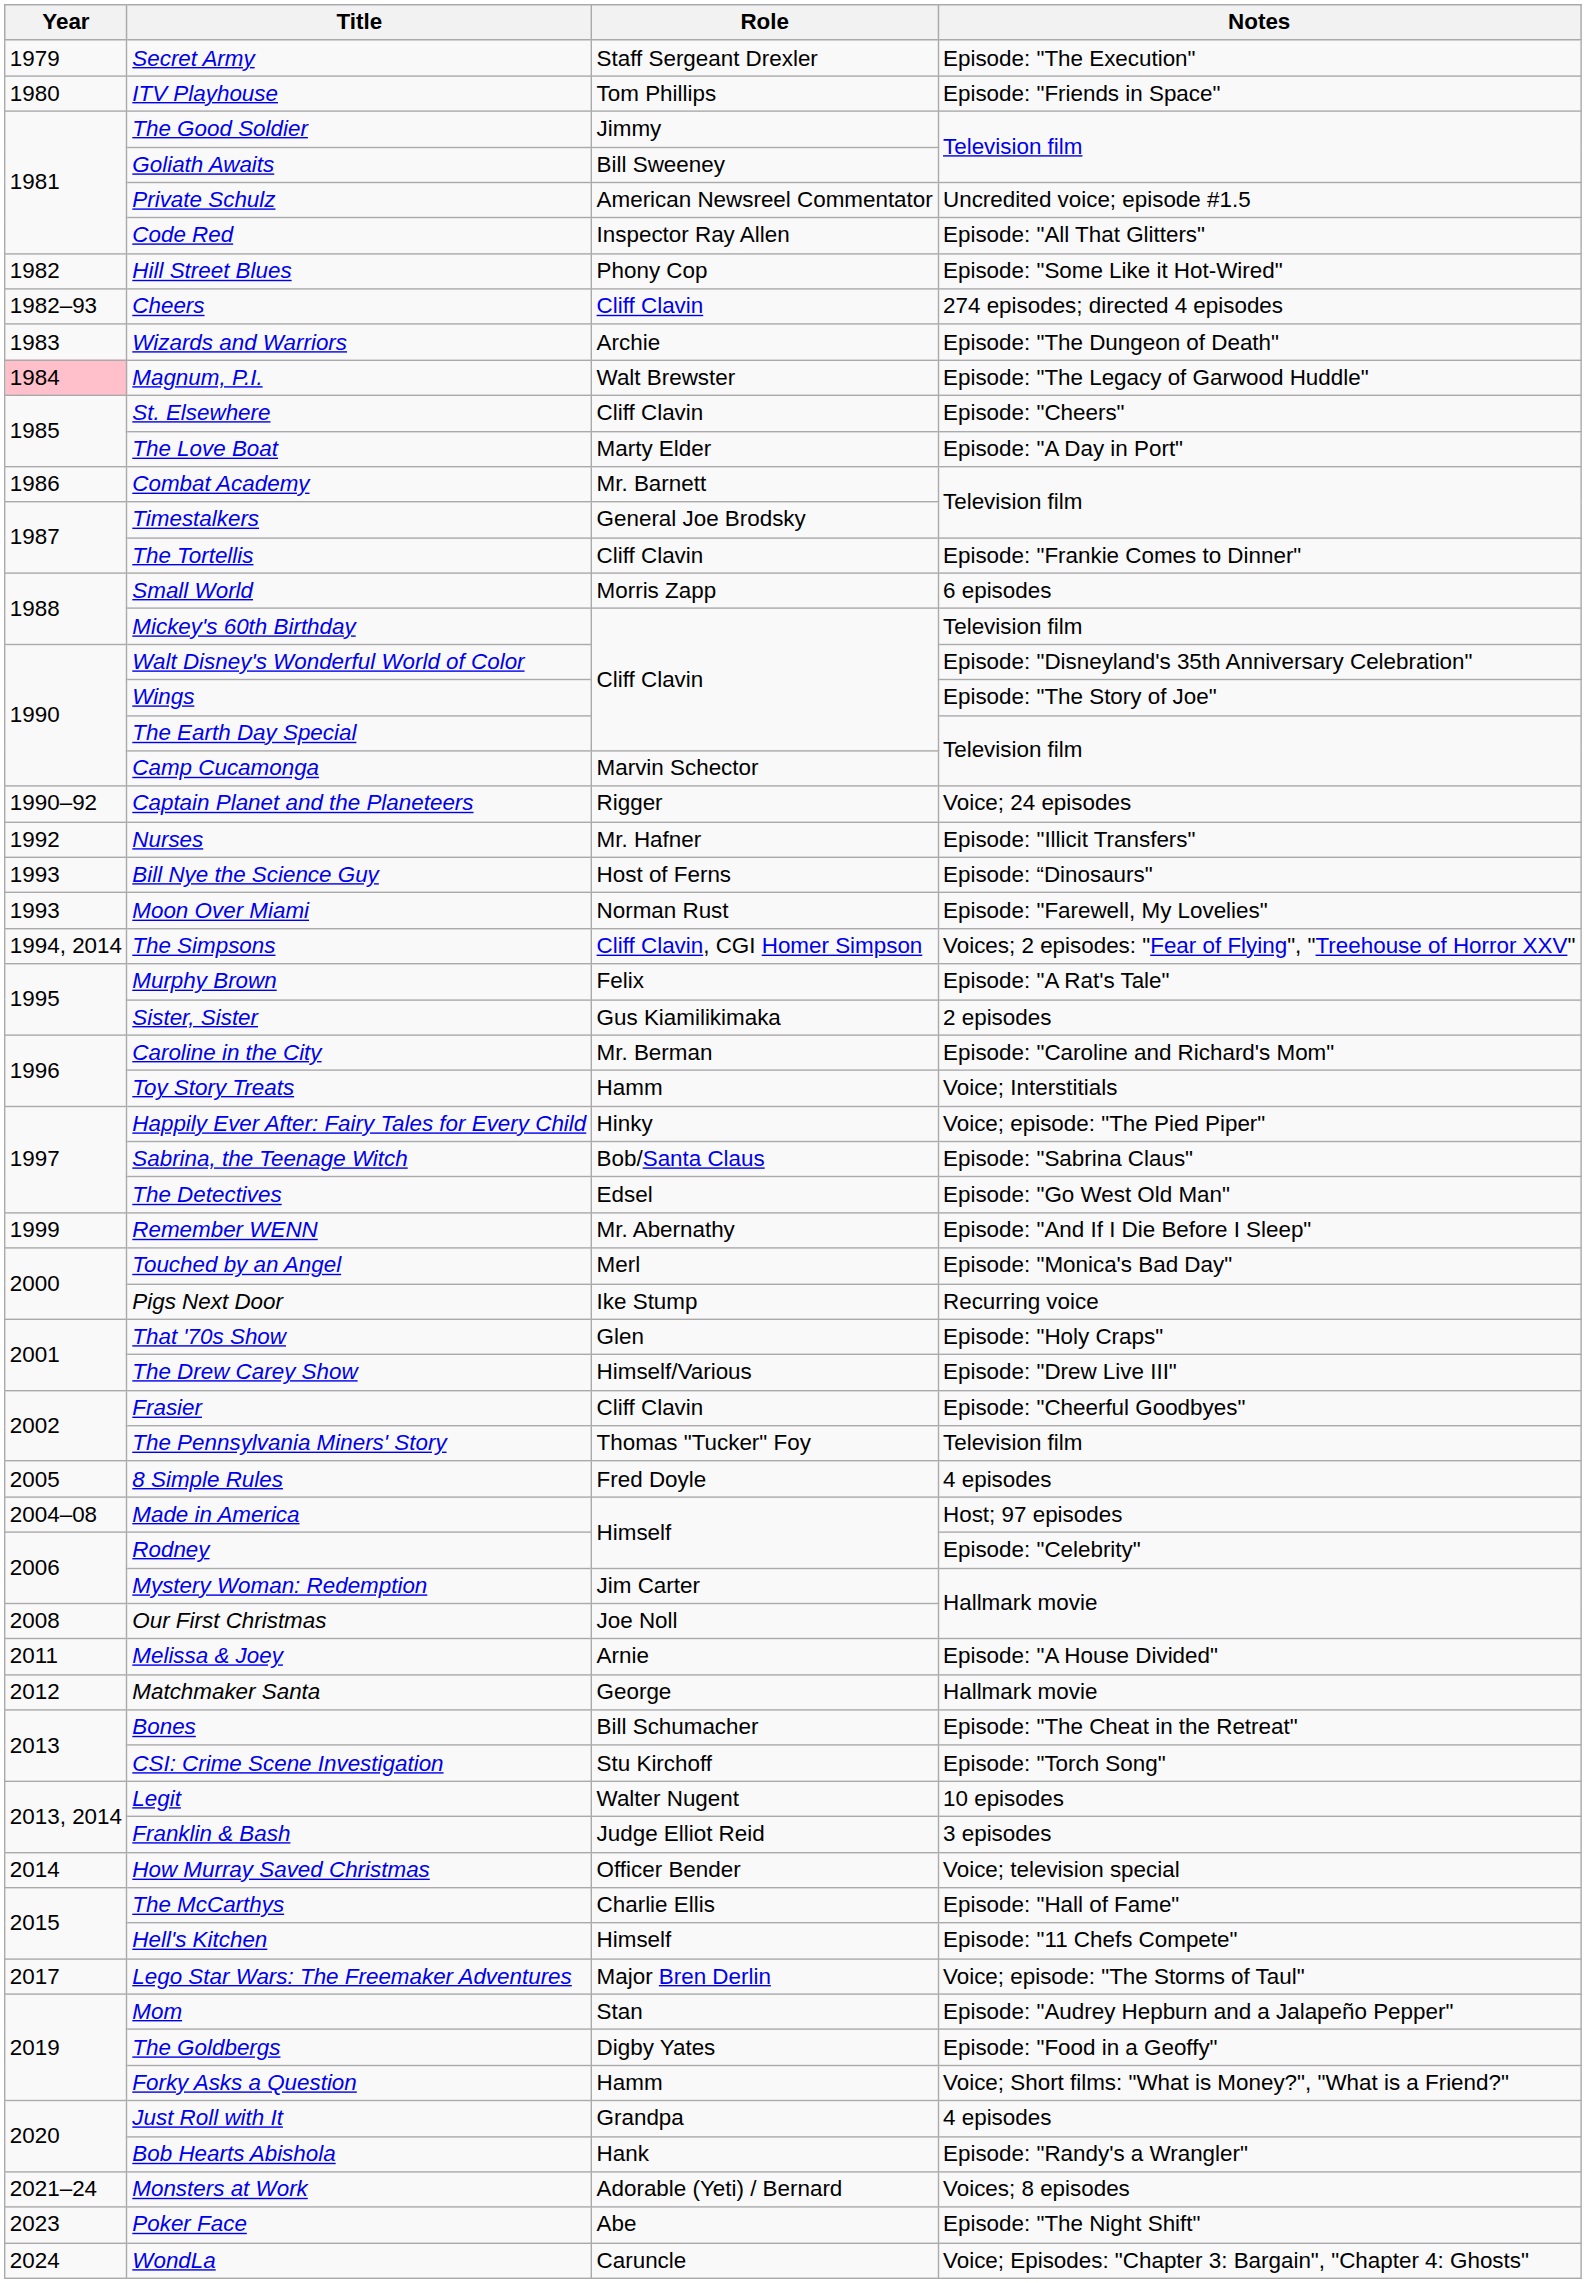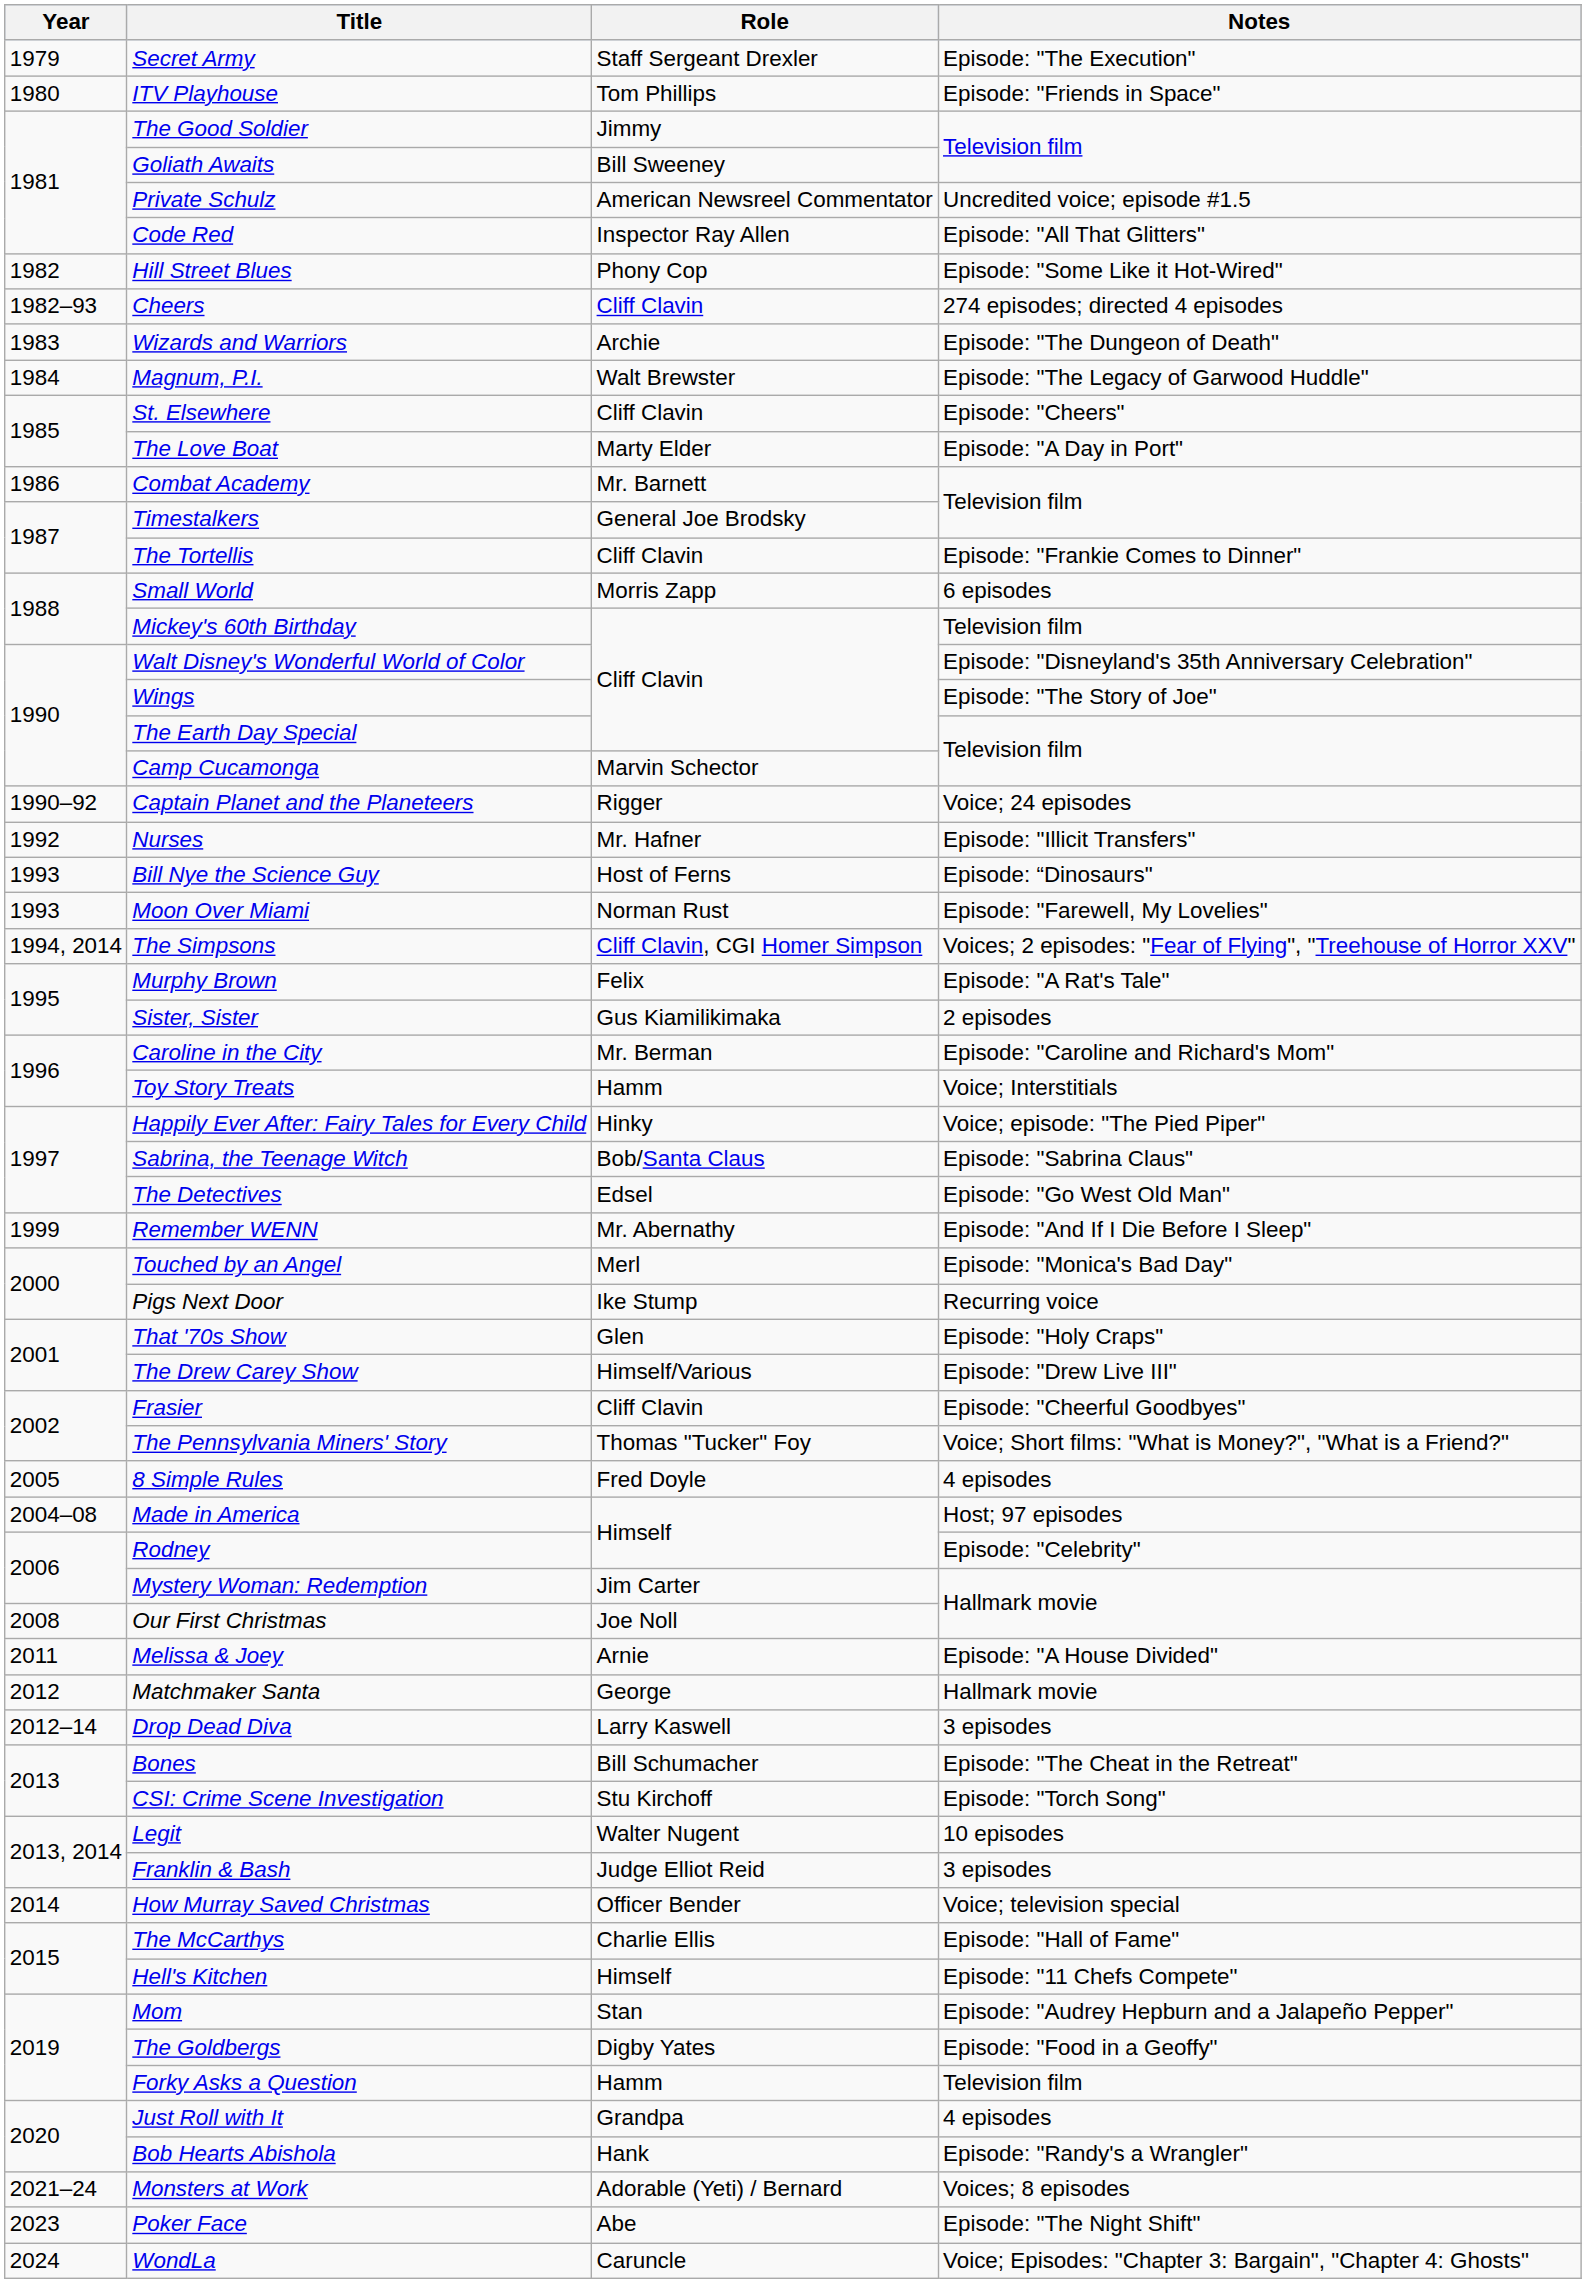(35, 377) pink background -> (35, 377) no background
(1013, 1443) Television film -> (1226, 1443) Voice; Short films: "What is Money?", "What is a Friend?"
+ row: (212, 1727)
- row: (352, 1976)
(1226, 2082) Voice; Short films: "What is Money?", "What is a Friend?" -> (1013, 2082) Television film
